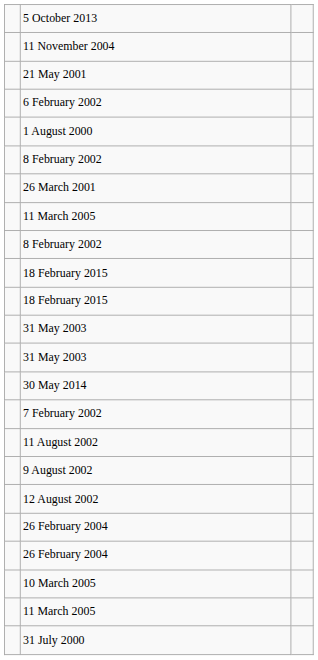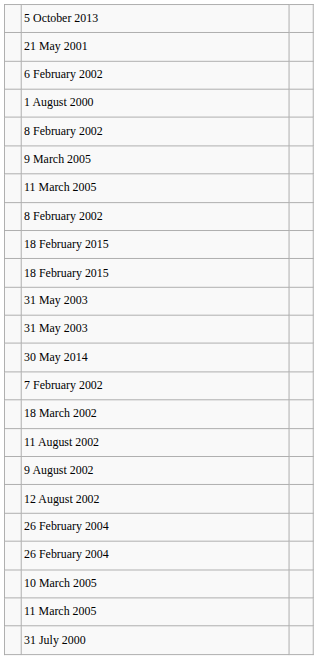- row: (12, 47)
- row: (12, 188)
+ row: (13, 160)
+ row: (13, 414)
